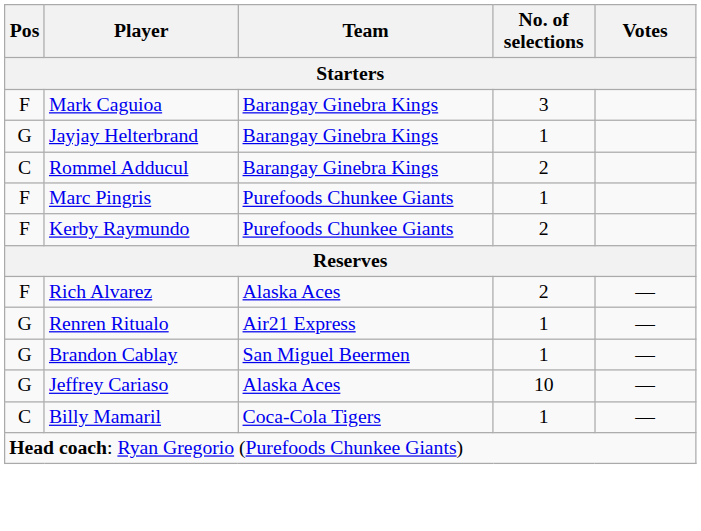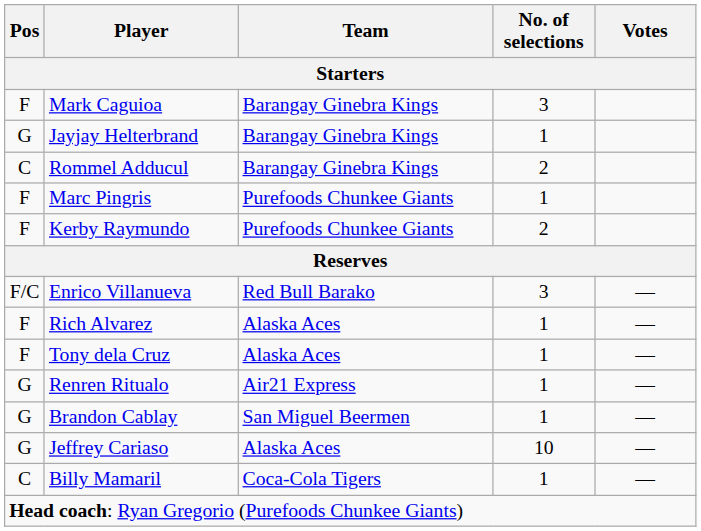+ row: (120, 291)
(544, 291) 2 -> (544, 323) 1
+ row: (109, 354)
